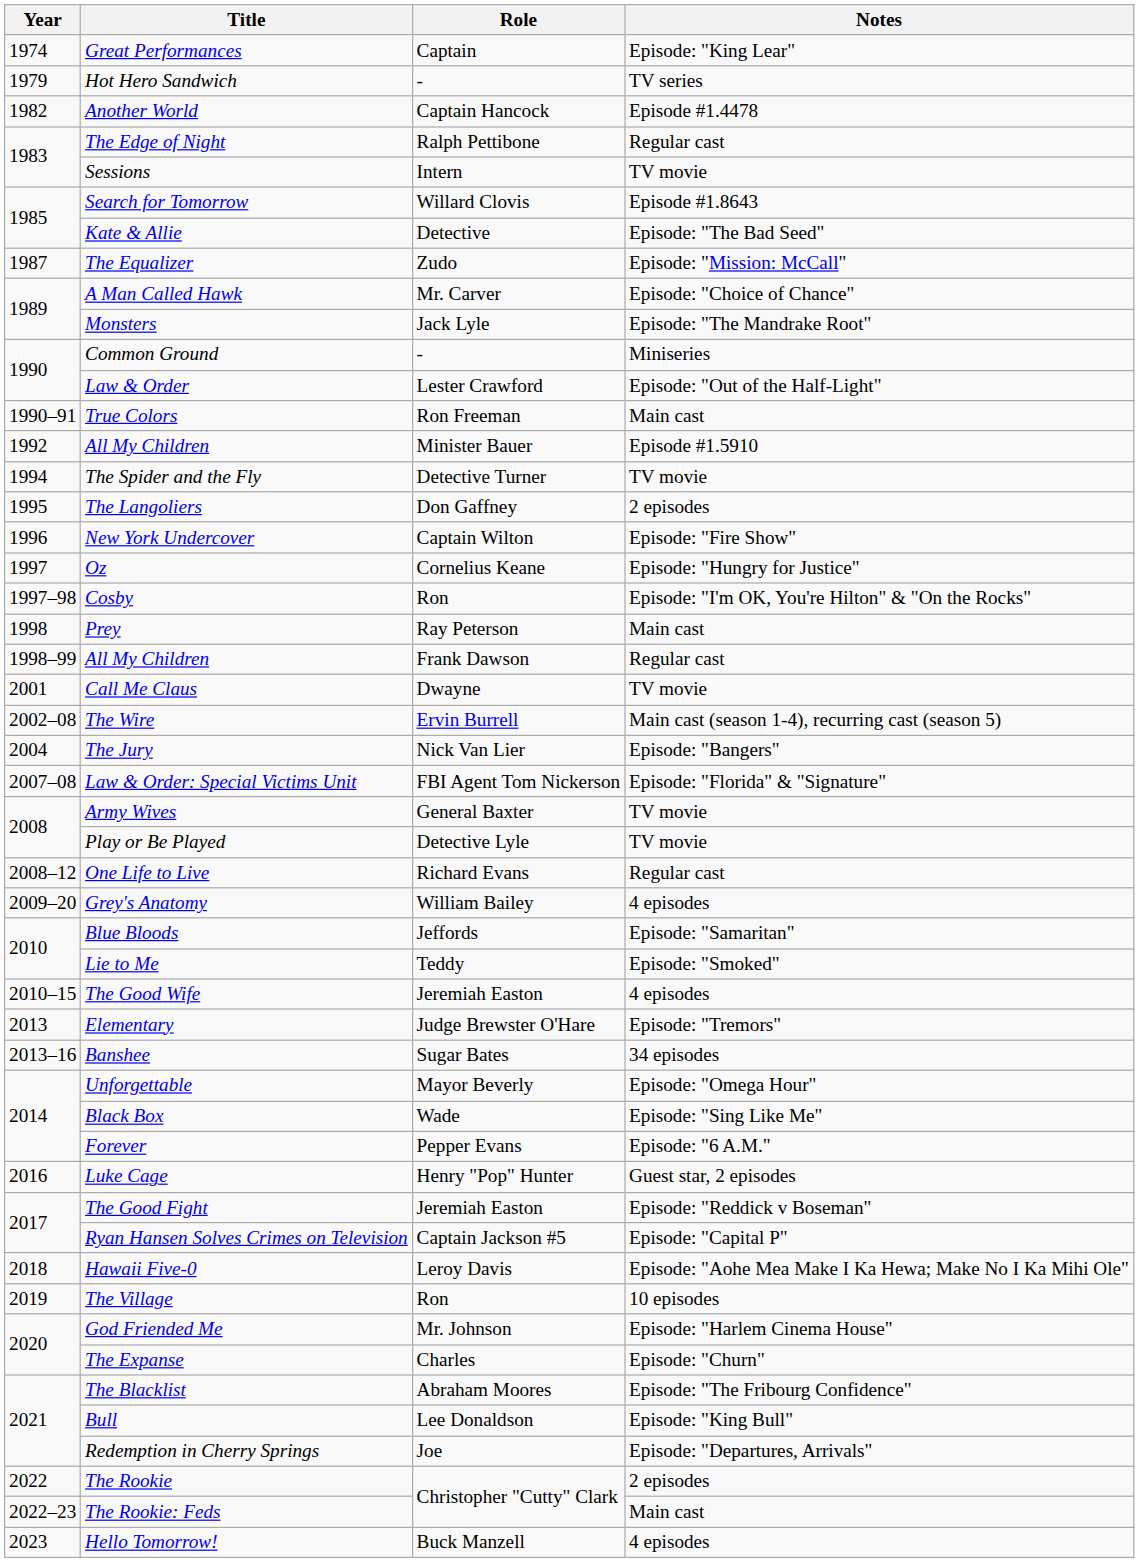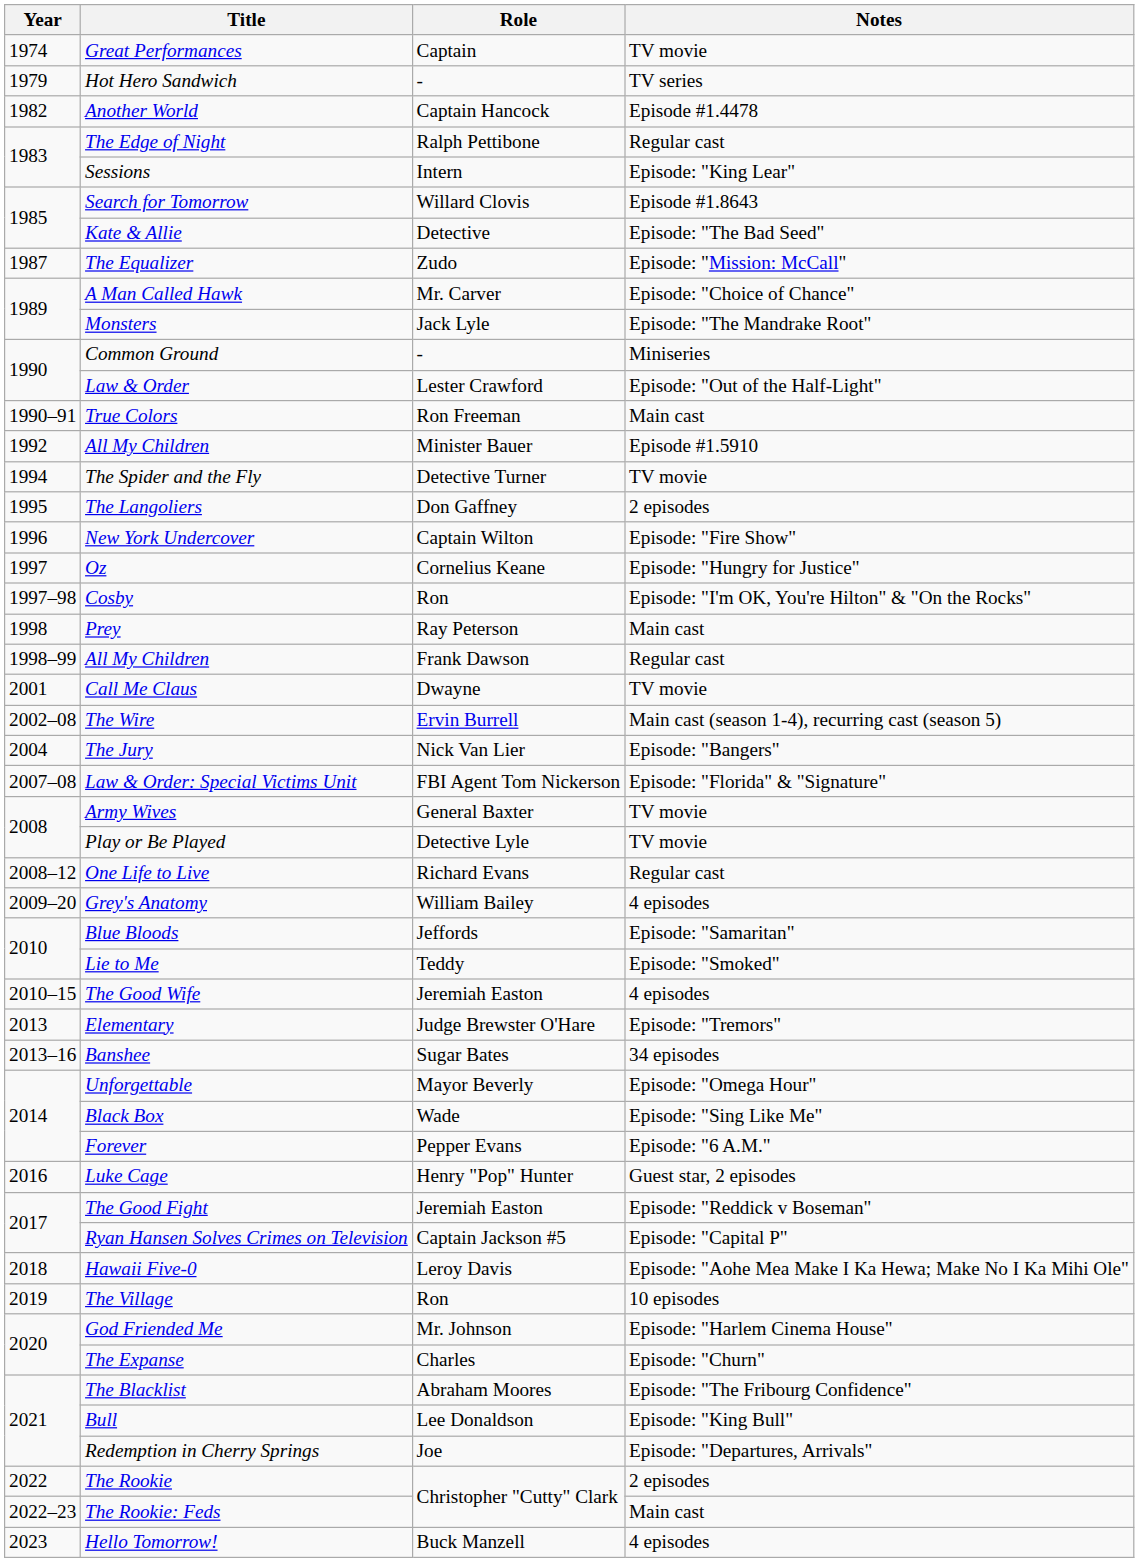(712, 50) Episode: "King Lear" -> (668, 50) TV movie
(668, 171) TV movie -> (712, 171) Episode: "King Lear"
